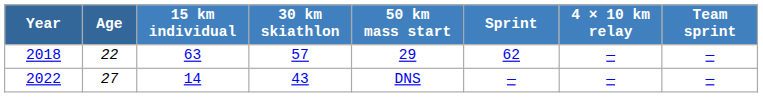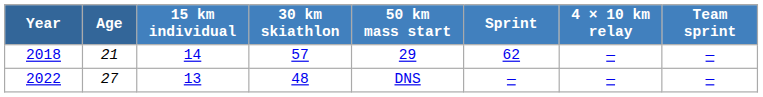(109, 57) 22 -> (109, 57) 21
(193, 57) 63 -> (193, 57) 14
(193, 80) 14 -> (193, 80) 13
(300, 80) 43 -> (300, 80) 48
